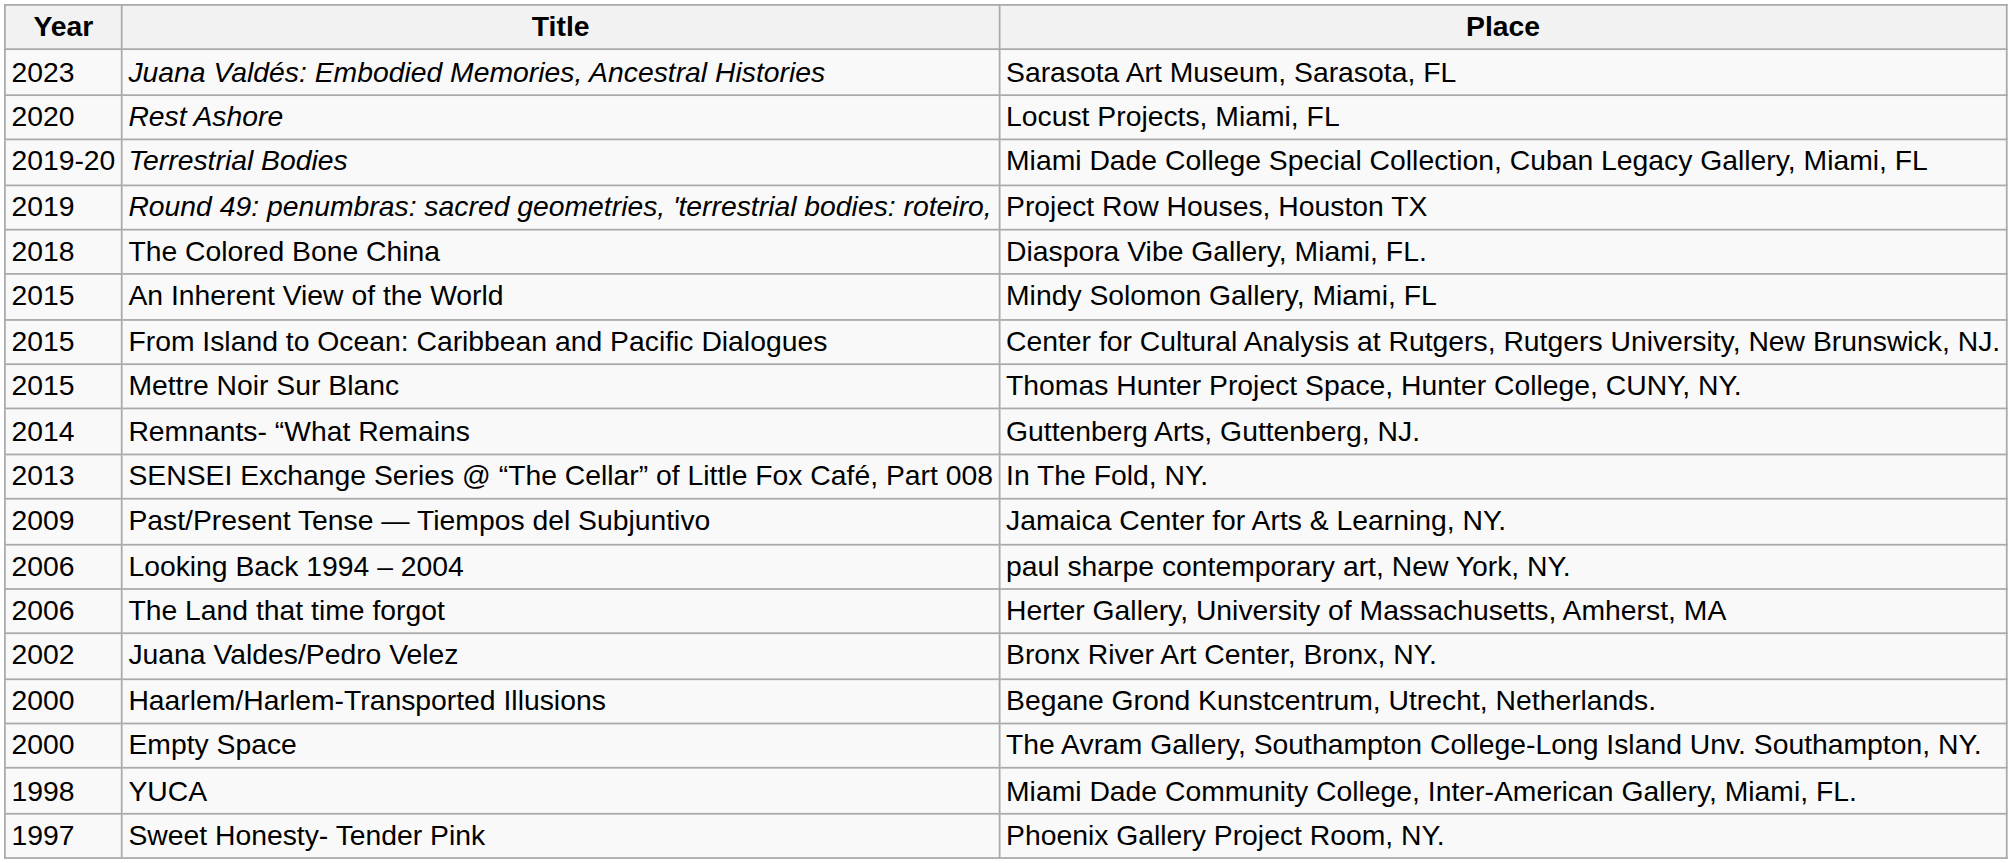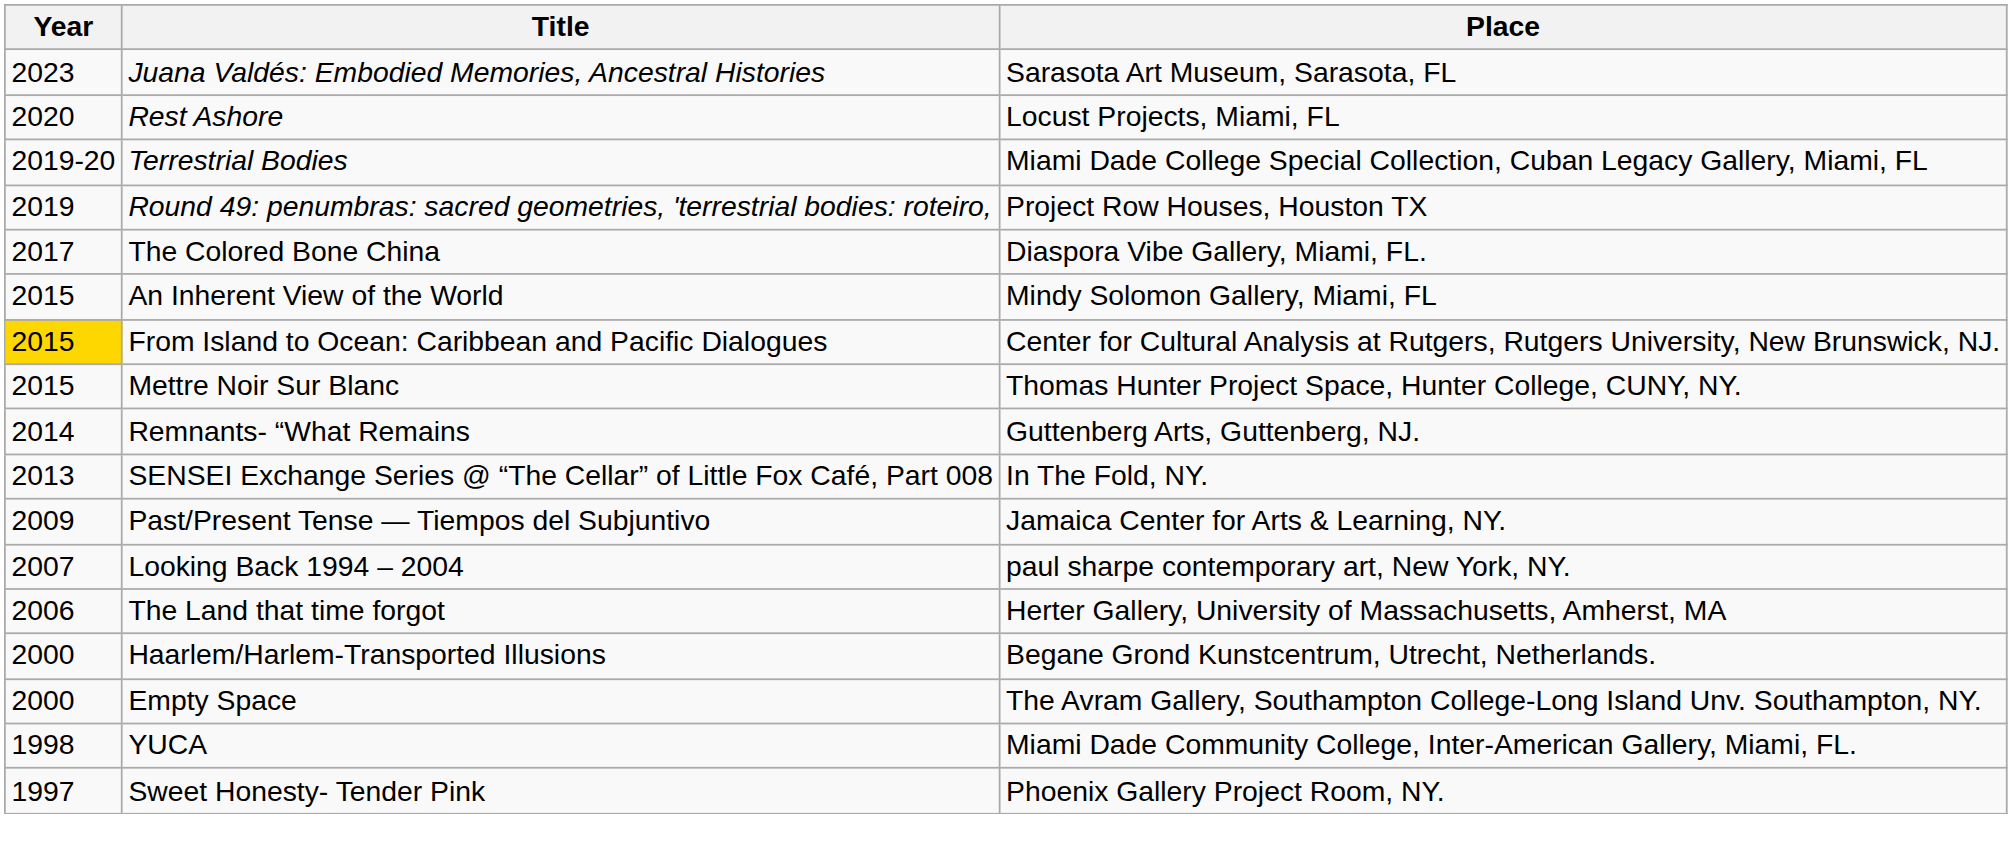(43, 251) 2018 -> (43, 251) 2017
(43, 341) no background -> (43, 341) gold background
(43, 565) 2006 -> (43, 565) 2007
- row: (293, 655)
